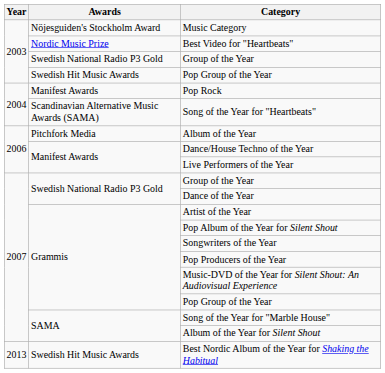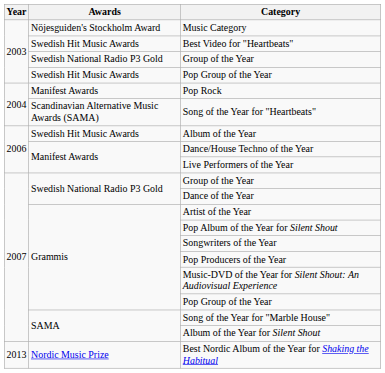(70, 43) Nordic Music Prize -> (85, 43) Swedish Hit Music Awards
(63, 133) Pitchfork Media -> (85, 133) Swedish Hit Music Awards
(85, 354) Swedish Hit Music Awards -> (70, 354) Nordic Music Prize
